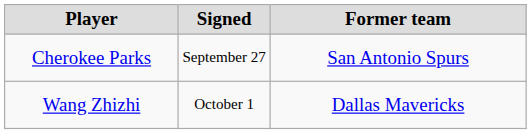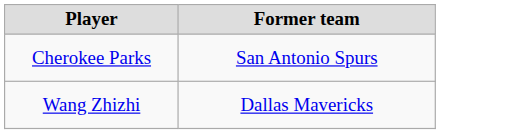- column: (224, 19)
